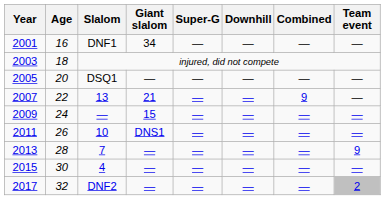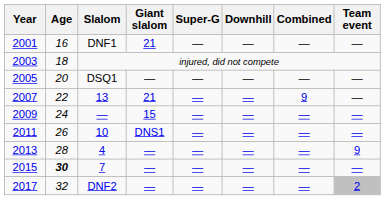(150, 43) 34 -> (150, 43) 21
(102, 150) 7 -> (102, 150) 4
(62, 168) normal -> (62, 168) bold
(102, 168) 4 -> (102, 168) 7
